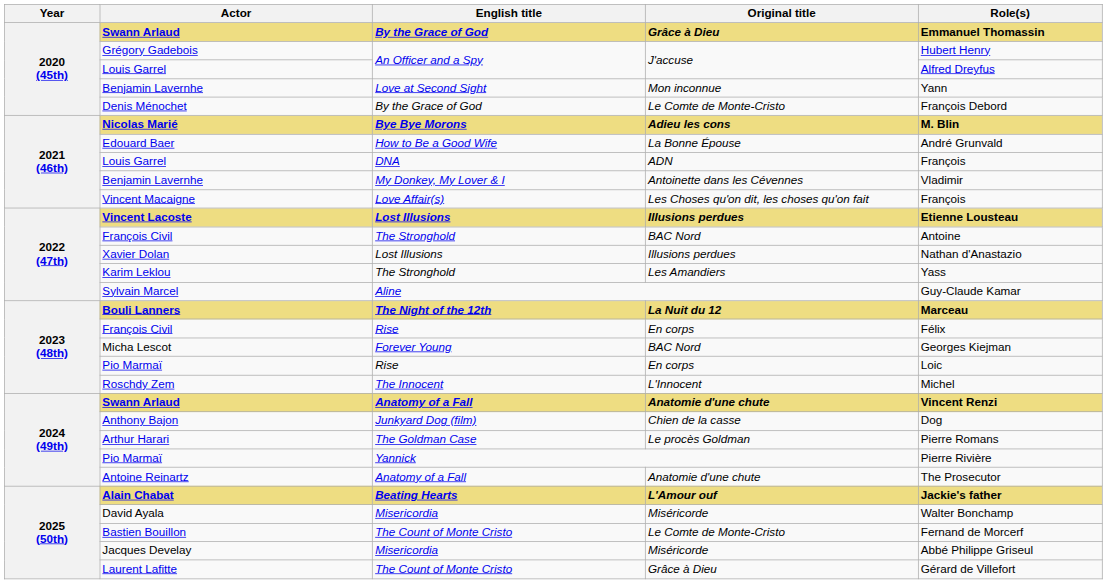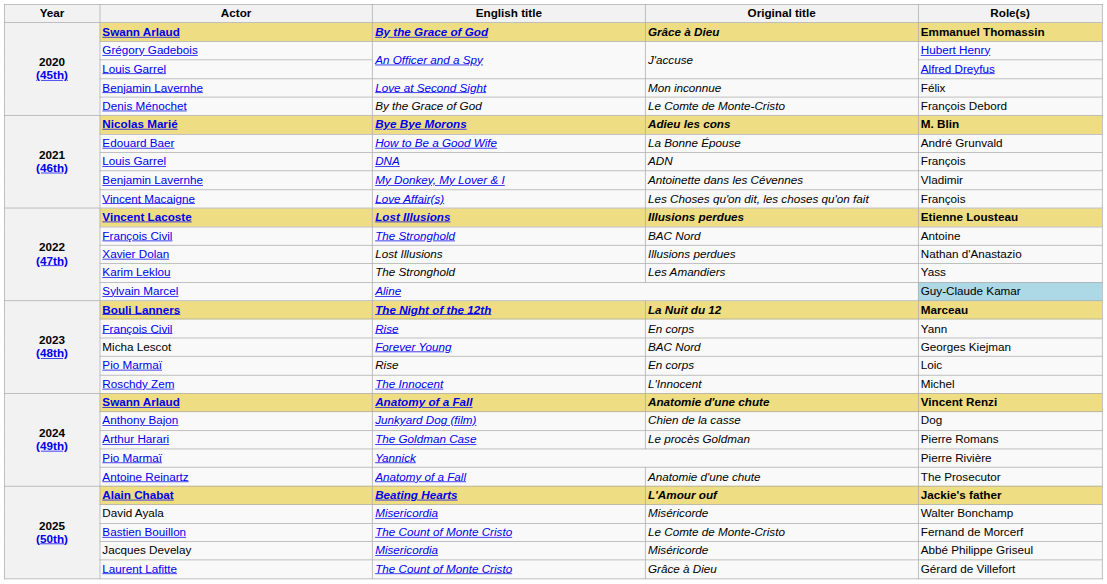(934, 87) Yann -> (933, 87) Félix
(971, 291) no background -> (971, 291) lightblue background
(933, 328) Félix -> (934, 328) Yann
